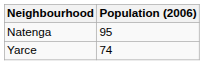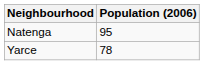(106, 50) 74 -> (106, 50) 78
